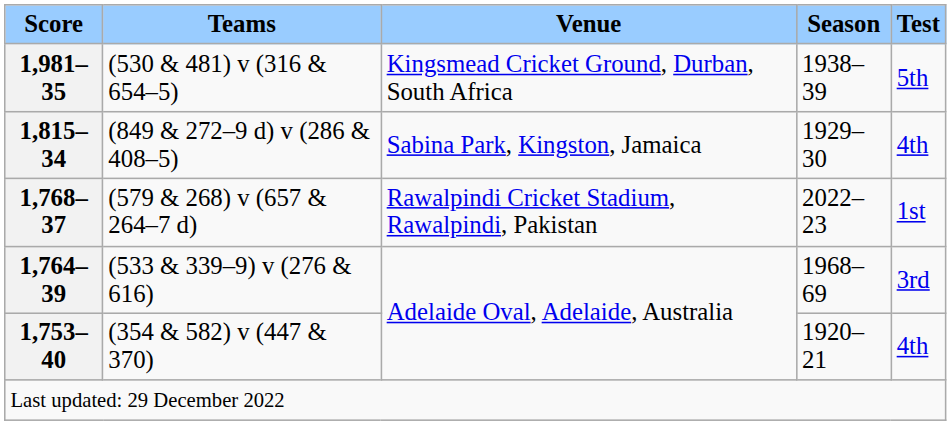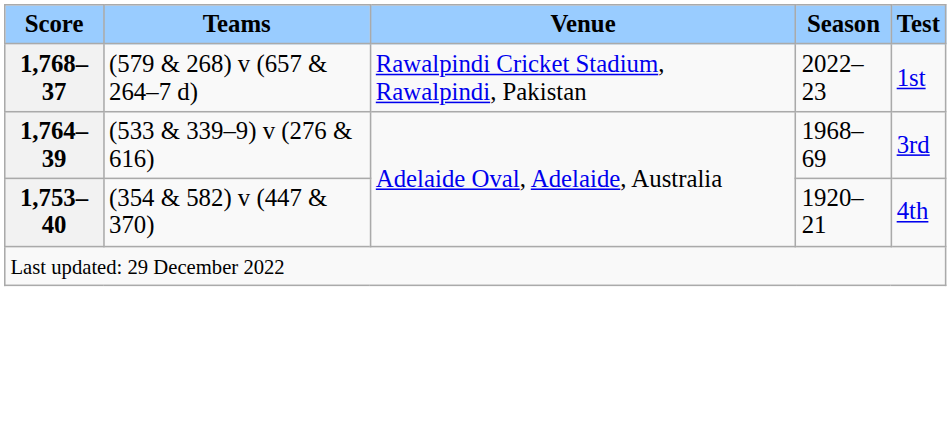- row: (218, 77)
- row: (239, 144)
